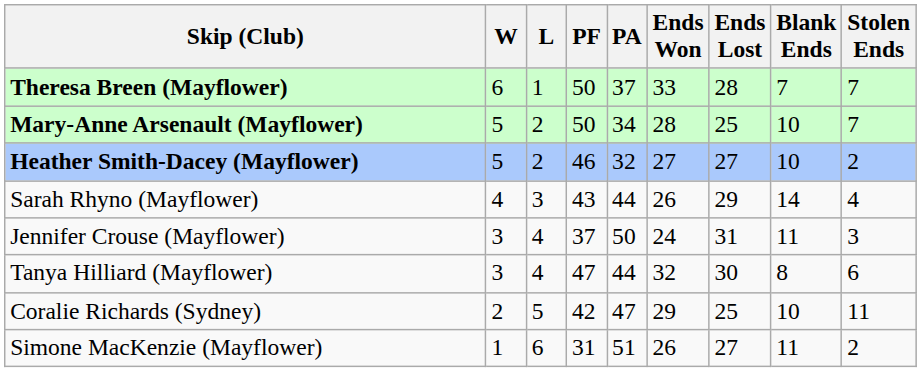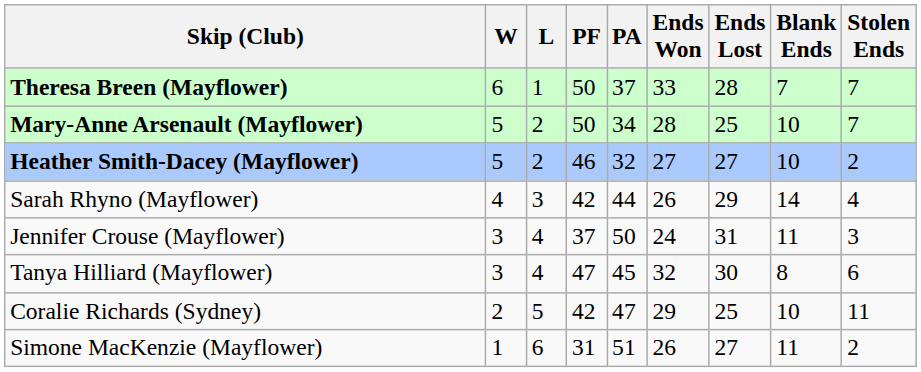(584, 198) 43 -> (584, 198) 42
(624, 273) 44 -> (624, 273) 45
